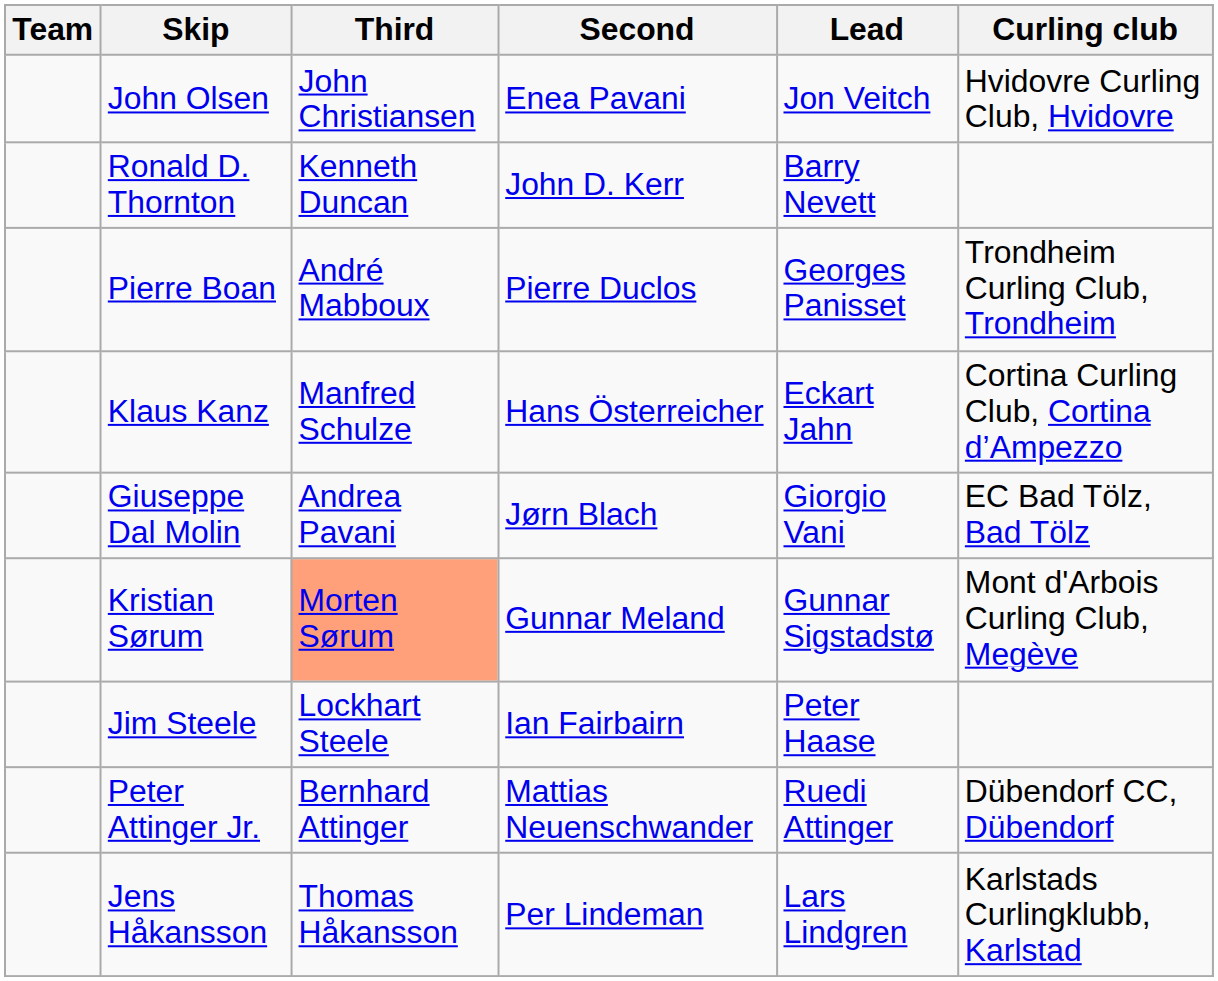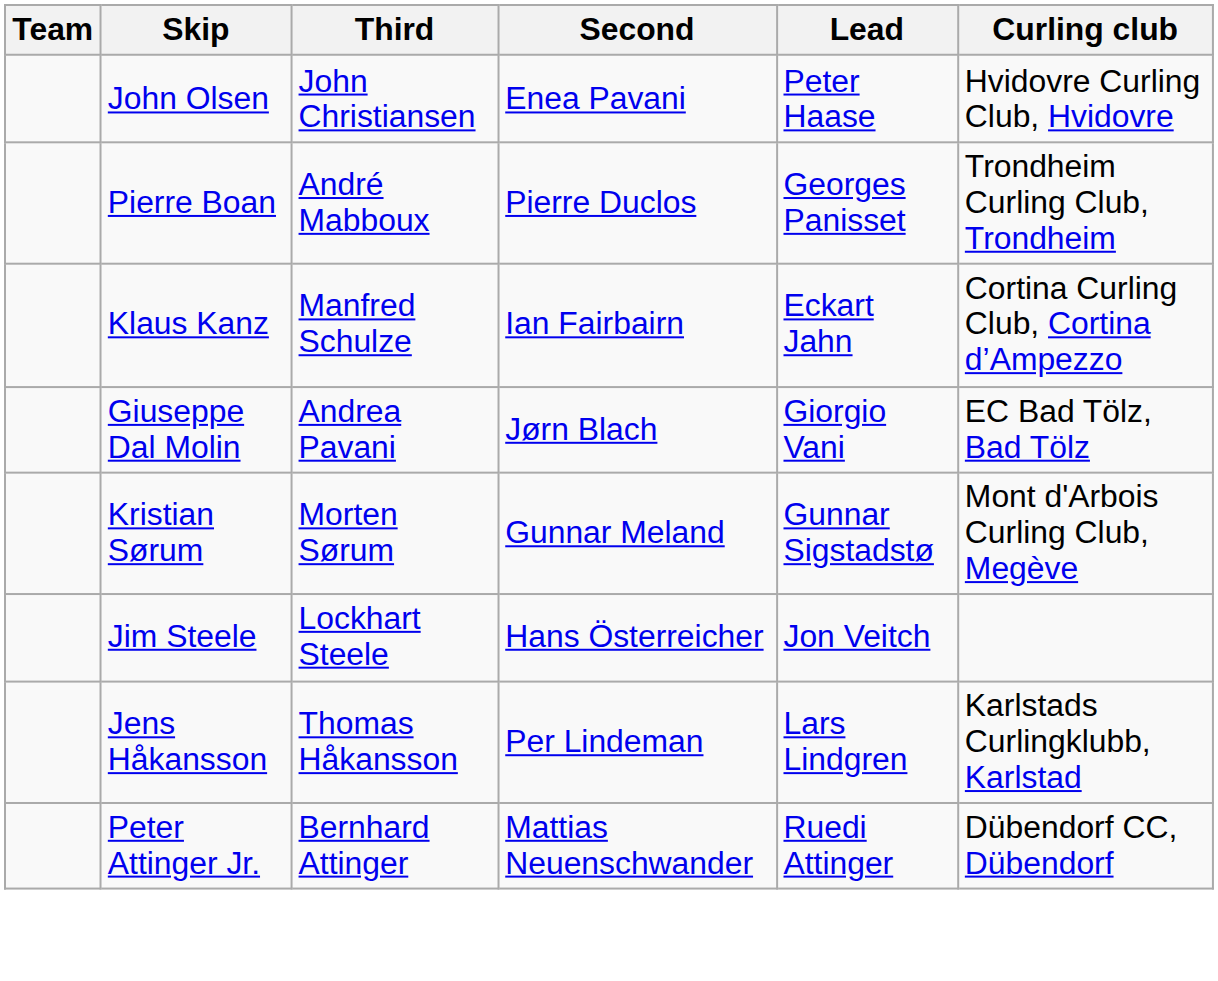(857, 98) Jon Veitch -> (830, 98) Peter Haase
- row: (179, 184)
(634, 410) Hans Österreicher -> (595, 324) Ian Fairbairn
(348, 619) lightsalmon background -> (348, 532) no background
(595, 723) Ian Fairbairn -> (634, 637) Hans Österreicher
(830, 723) Peter Haase -> (857, 637) Jon Veitch
rows swapped: (187, 914) <-> (184, 809)
